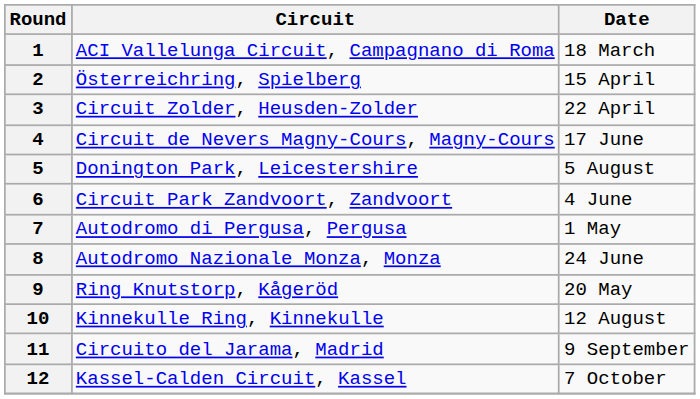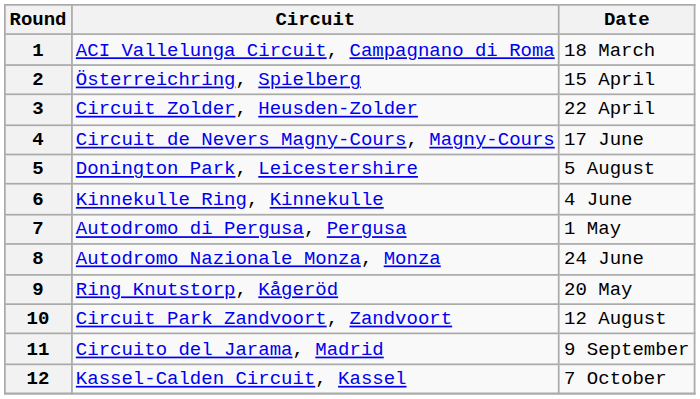(264, 200) Circuit Park Zandvoort, Zandvoort -> (230, 200) Kinnekulle Ring, Kinnekulle
(230, 319) Kinnekulle Ring, Kinnekulle -> (264, 319) Circuit Park Zandvoort, Zandvoort
